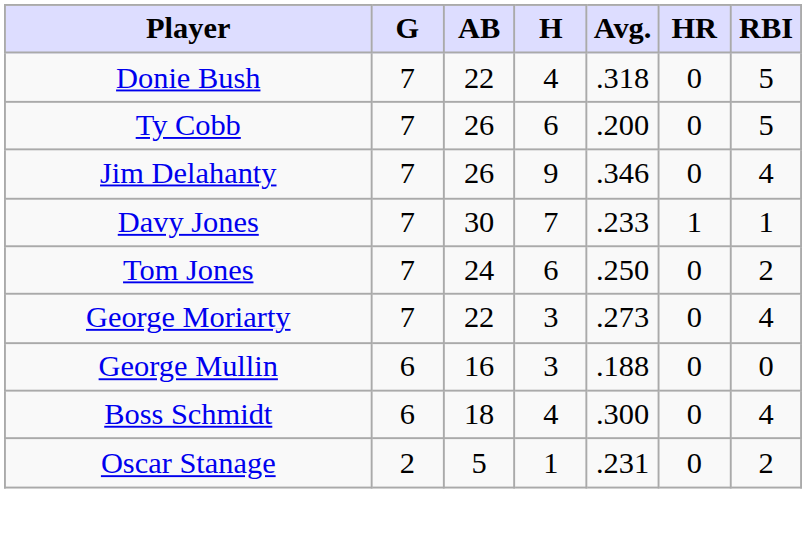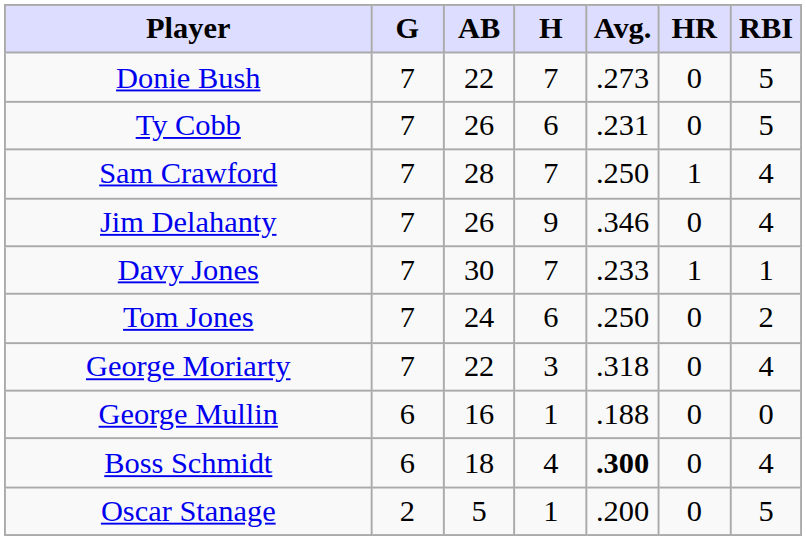(551, 76) 4 -> (551, 76) 7
(623, 76) .318 -> (623, 76) .273
(623, 125) .200 -> (623, 125) .231
+ row: (188, 173)
(623, 317) .273 -> (623, 366) .318
(551, 366) 3 -> (551, 414) 1
(623, 414) normal -> (623, 462) bold
(623, 462) .231 -> (623, 510) .200
(766, 462) 2 -> (766, 510) 5
